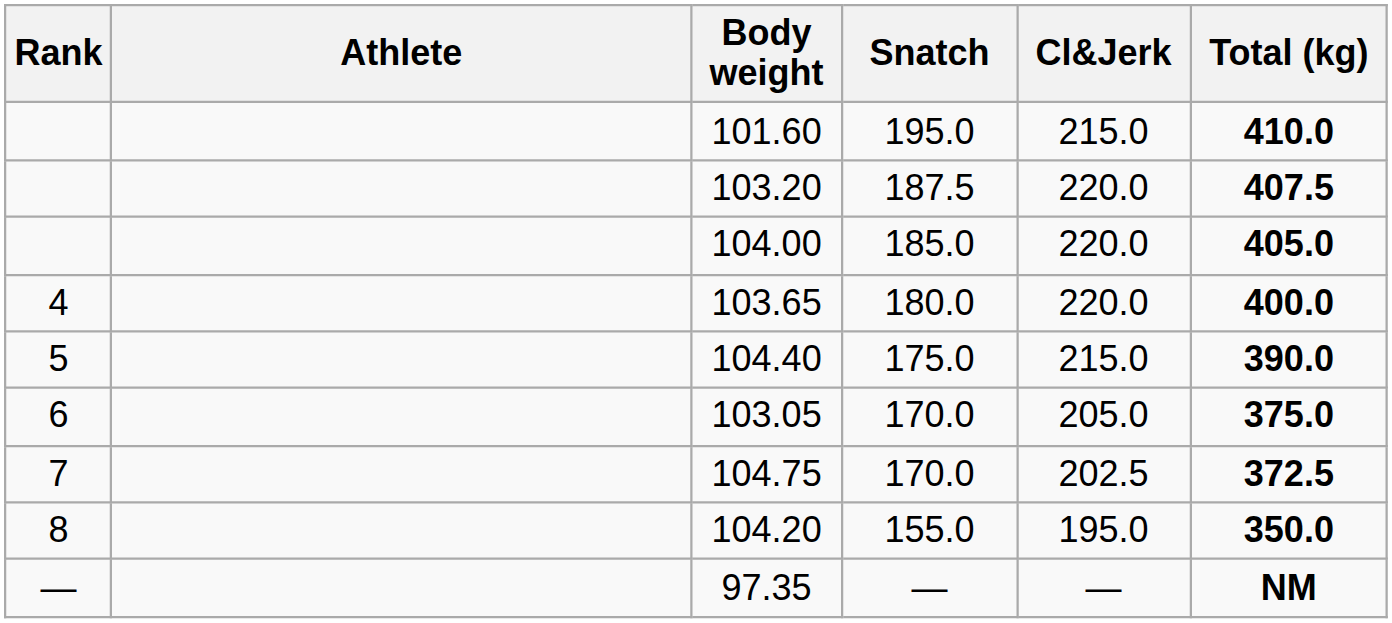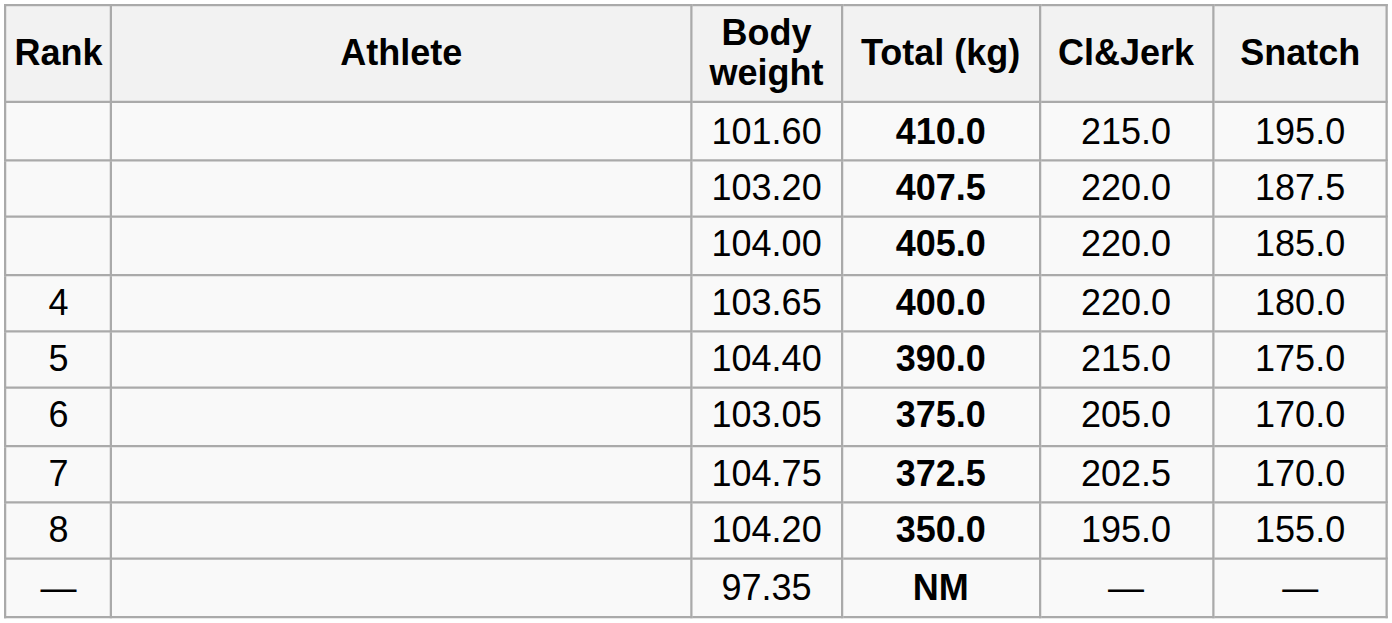columns swapped: (929, 53) <-> (1289, 53)
